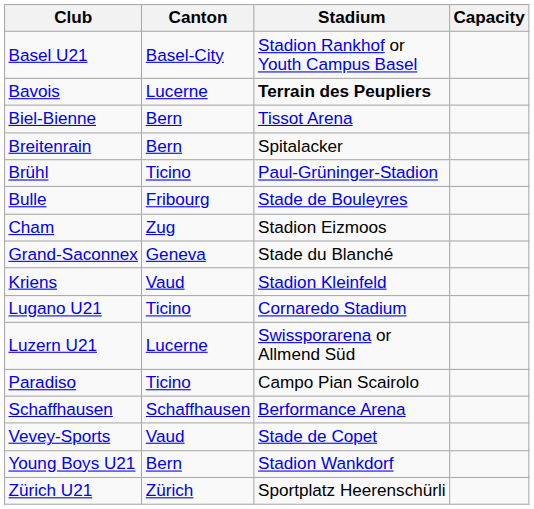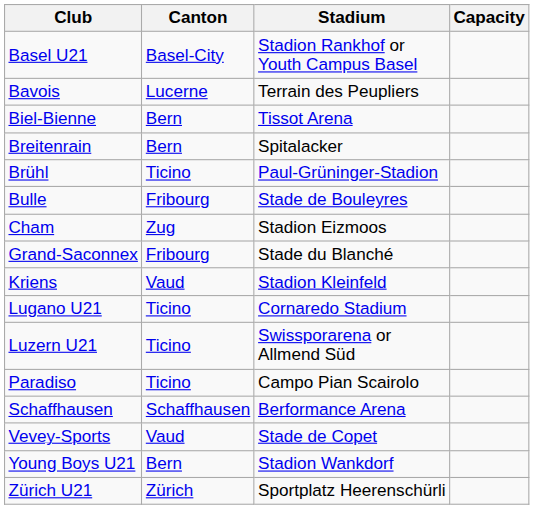(345, 91) bold -> (339, 91) normal
(176, 254) Geneva -> (178, 254) Fribourg
(177, 345) Lucerne -> (168, 345) Ticino
